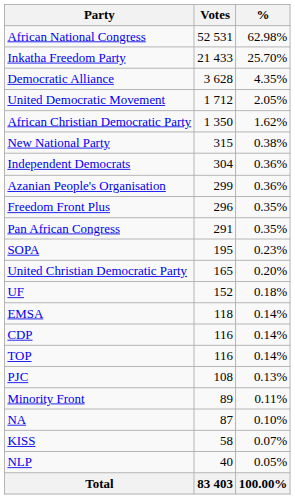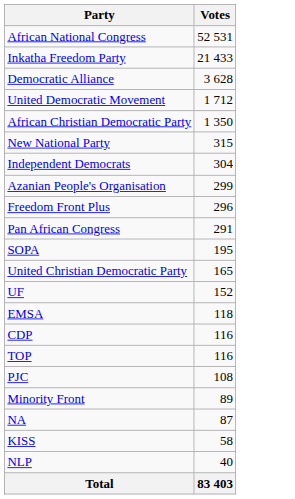- column: (263, 15)
